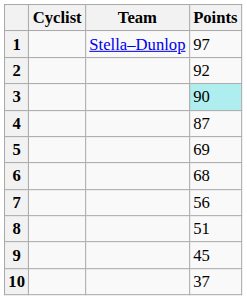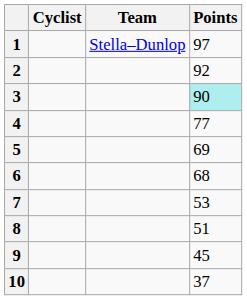(201, 123) 87 -> (201, 123) 77
(201, 202) 56 -> (201, 202) 53
